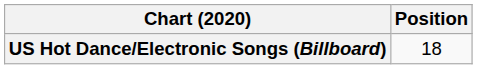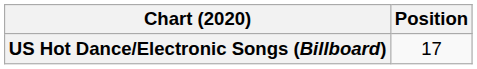(431, 48) 18 -> (431, 48) 17
